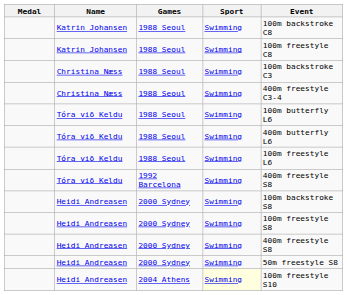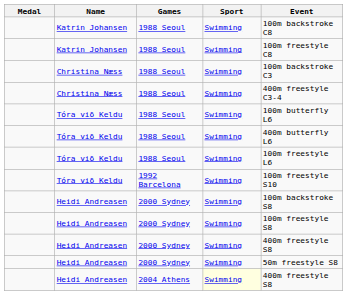(296, 180) 400m freestyle S8 -> (296, 180) 100m freestyle S10
(296, 279) 100m freestyle S10 -> (296, 279) 400m freestyle S8
